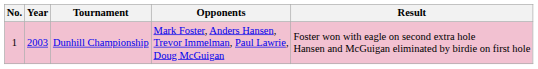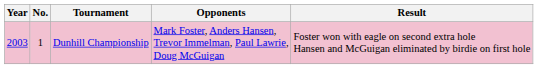columns swapped: (14, 13) <-> (38, 13)
